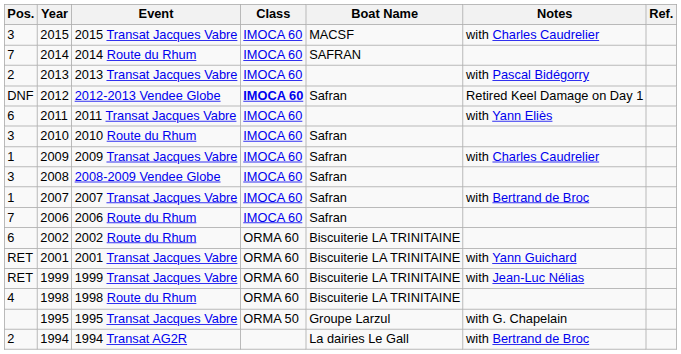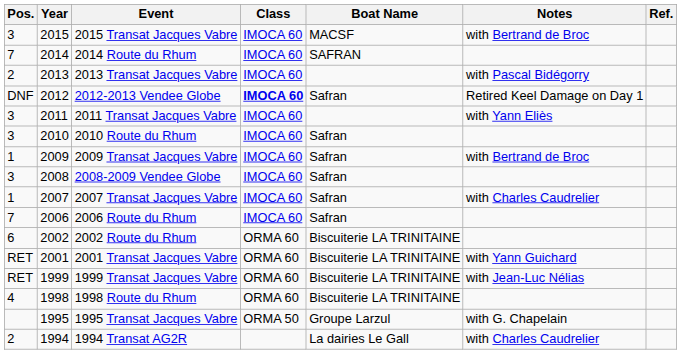(533, 34) with Charles Caudrelier -> (528, 34) with Bertrand de Broc
(11, 116) 6 -> (11, 116) 3
(533, 156) with Charles Caudrelier -> (528, 156) with Bertrand de Broc
(528, 197) with Bertrand de Broc -> (533, 197) with Charles Caudrelier
(528, 339) with Bertrand de Broc -> (533, 339) with Charles Caudrelier
